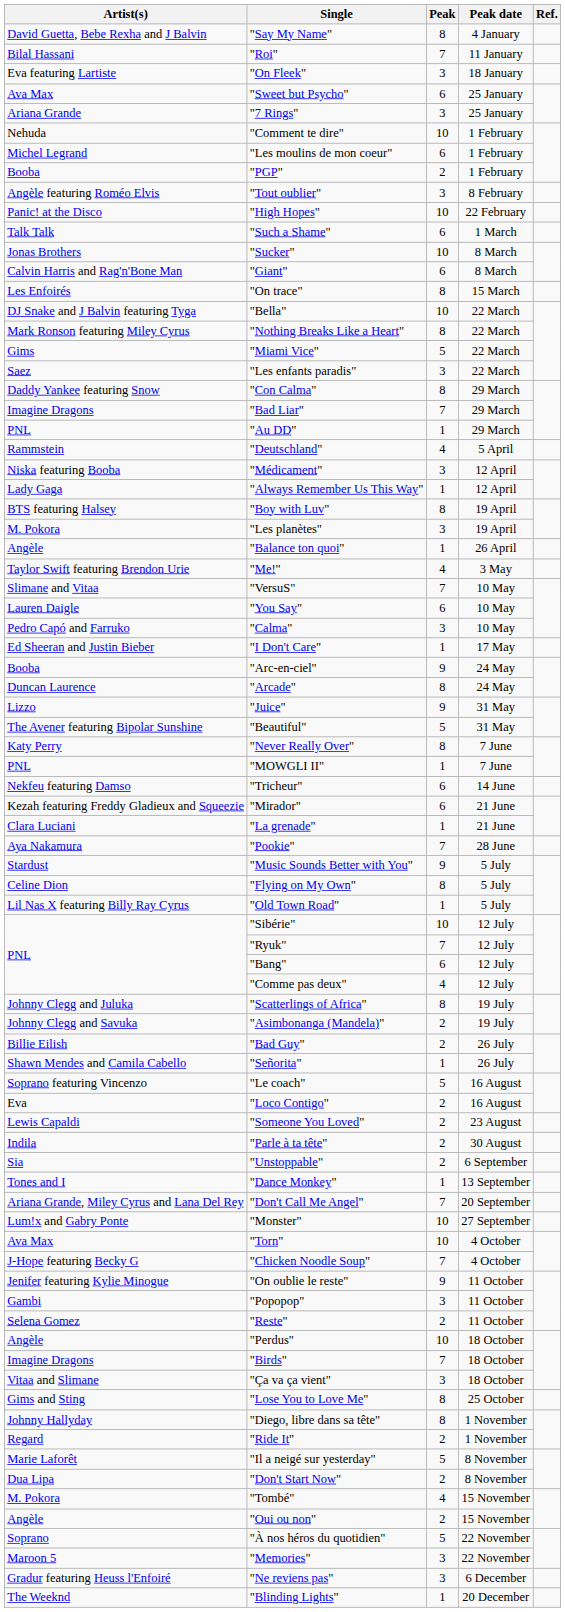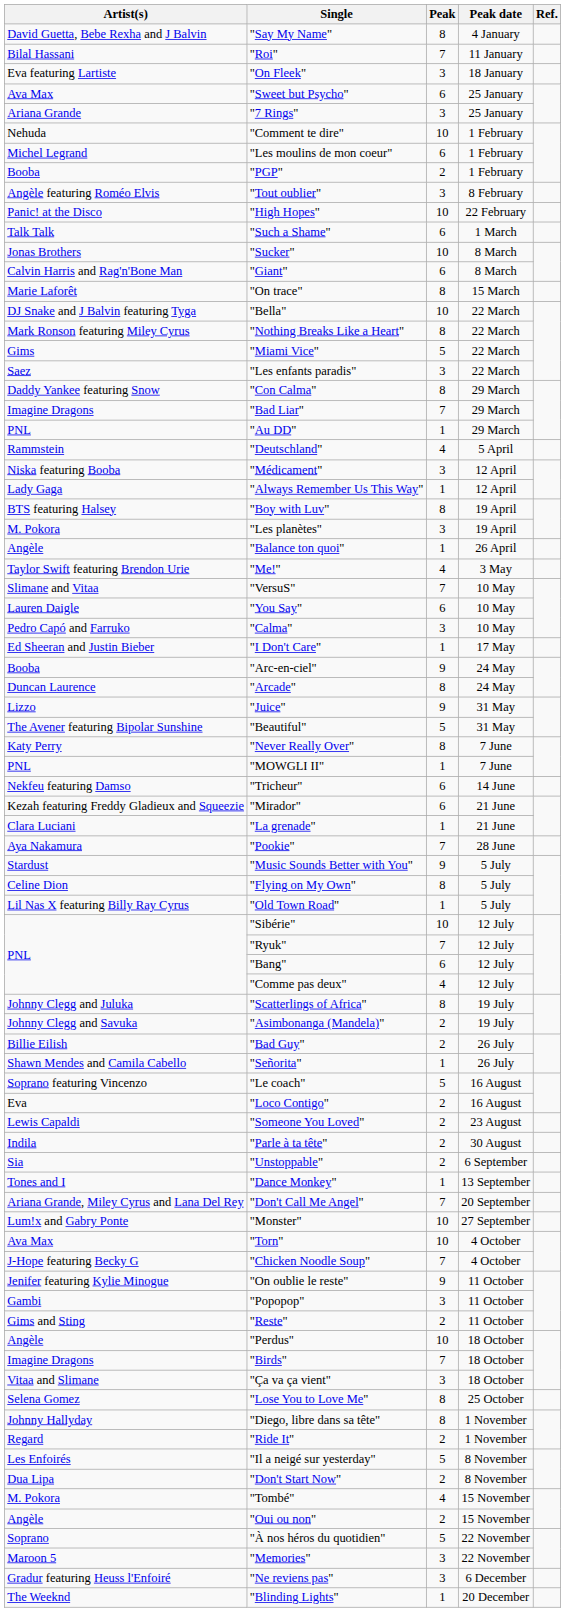(39, 291) Les Enfoirés -> (42, 291) Marie Laforêt
(43, 1320) Selena Gomez -> (46, 1320) Gims and Sting
(46, 1399) Gims and Sting -> (43, 1399) Selena Gomez
(42, 1459) Marie Laforêt -> (39, 1459) Les Enfoirés
